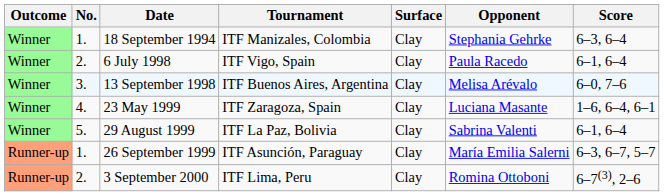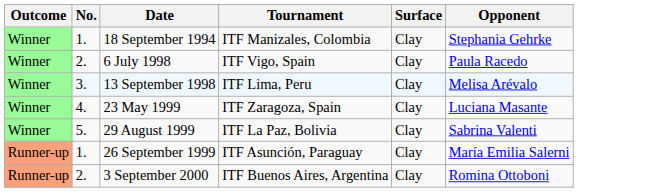- column: (616, 15)
(305, 84) ITF Buenos Aires, Argentina -> (267, 84) ITF Lima, Peru
(267, 177) ITF Lima, Peru -> (305, 175) ITF Buenos Aires, Argentina
